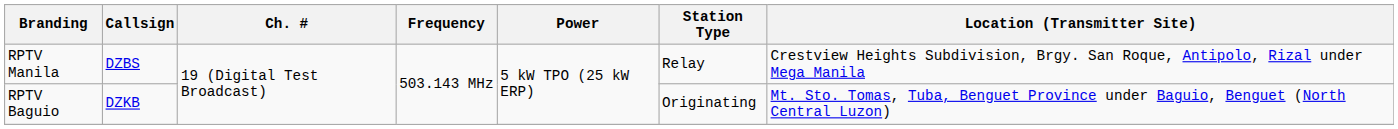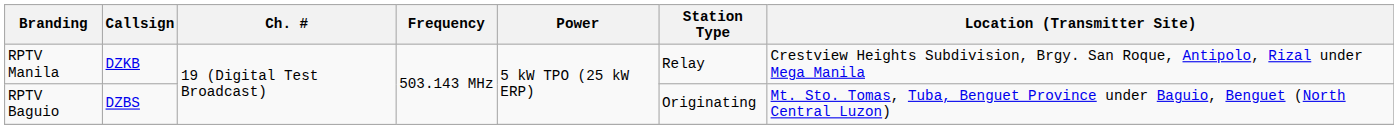(123, 64) DZBS -> (123, 64) DZKB
(123, 104) DZKB -> (123, 104) DZBS
